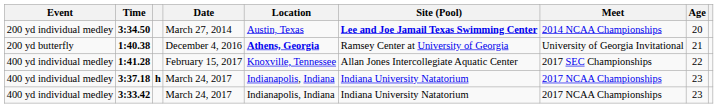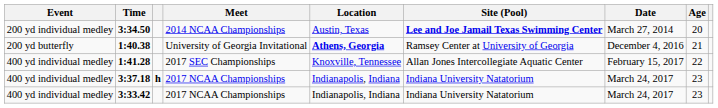columns swapped: (613, 12) <-> (204, 12)
